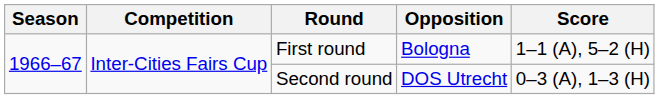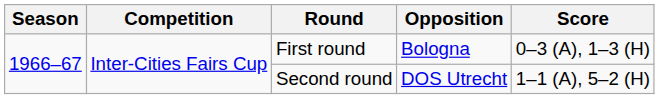(583, 49) 1–1 (A), 5–2 (H) -> (583, 49) 0–3 (A), 1–3 (H)
(583, 78) 0–3 (A), 1–3 (H) -> (583, 78) 1–1 (A), 5–2 (H)
